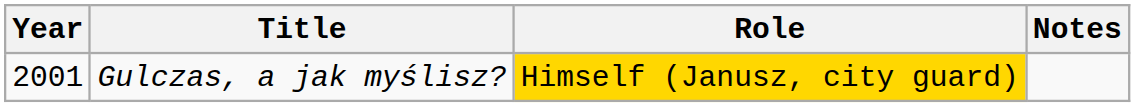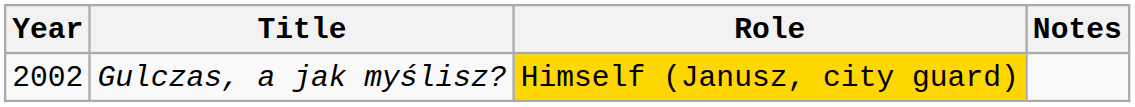(48, 78) 2001 -> (48, 78) 2002
